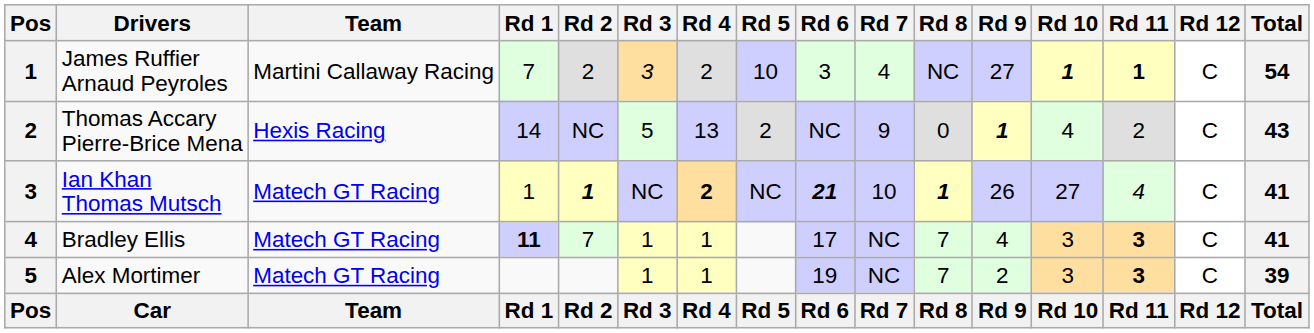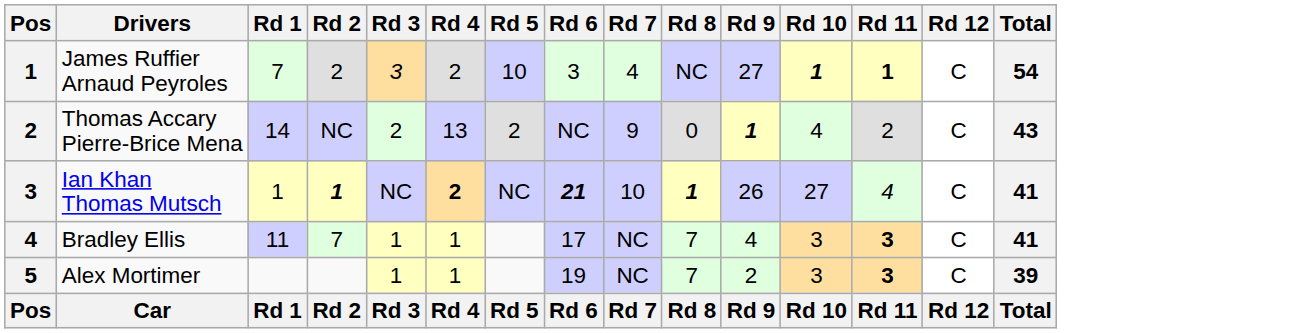- column: (374, 23)
(647, 131) 5 -> (396, 131) 2
(529, 240) bold -> (278, 240) normal
